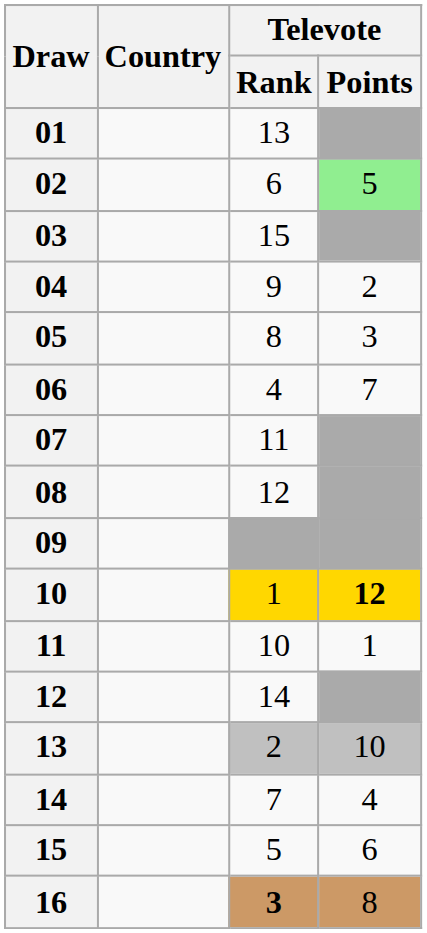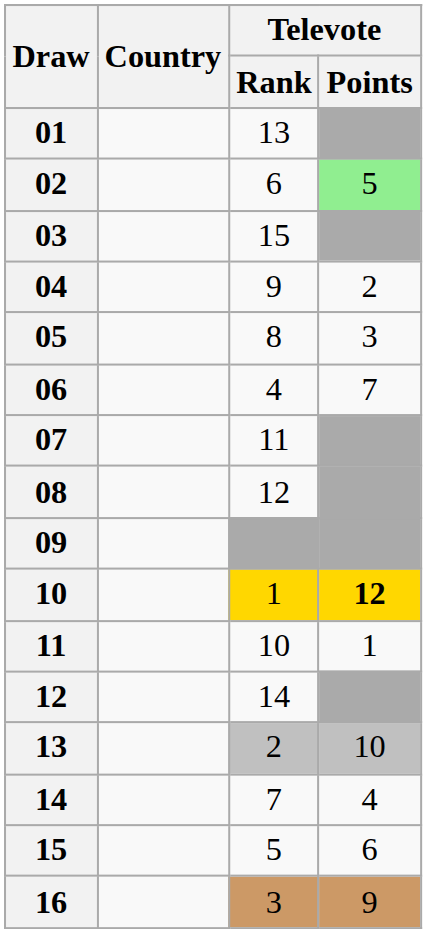(274, 901) bold -> (274, 901) normal
(370, 901) 8 -> (370, 901) 9
